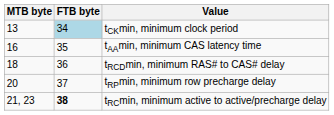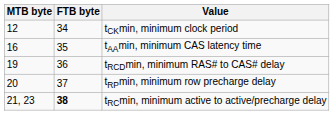(12, 29) 13 -> (12, 29) 12
(62, 29) lightblue background -> (62, 29) no background
(12, 65) 18 -> (12, 65) 19
